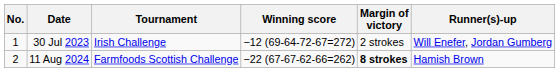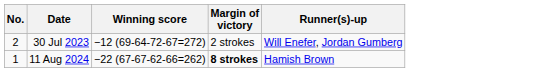- column: (166, 19)
(16, 42) 1 -> (16, 42) 2
(16, 59) 2 -> (16, 59) 1
